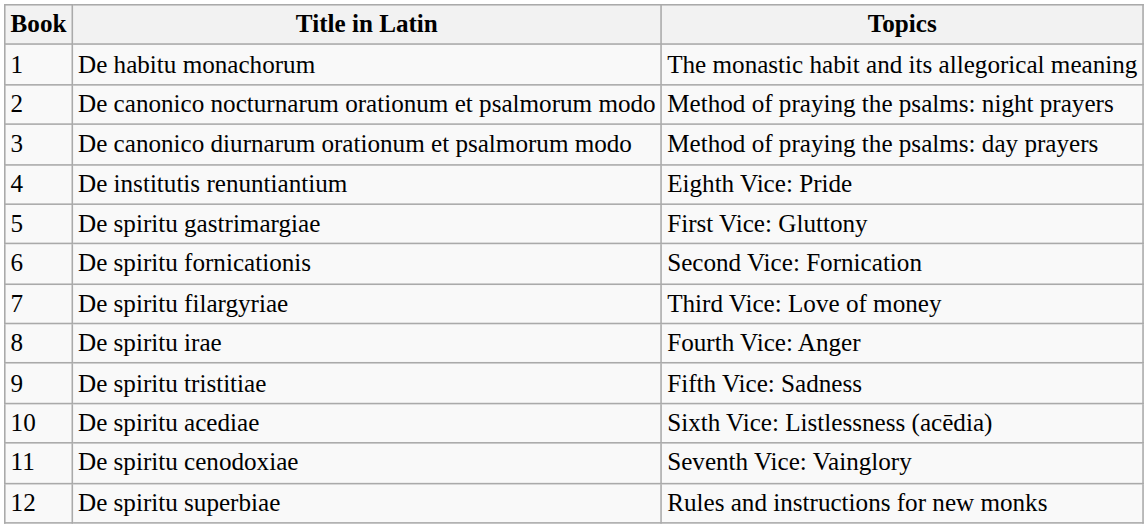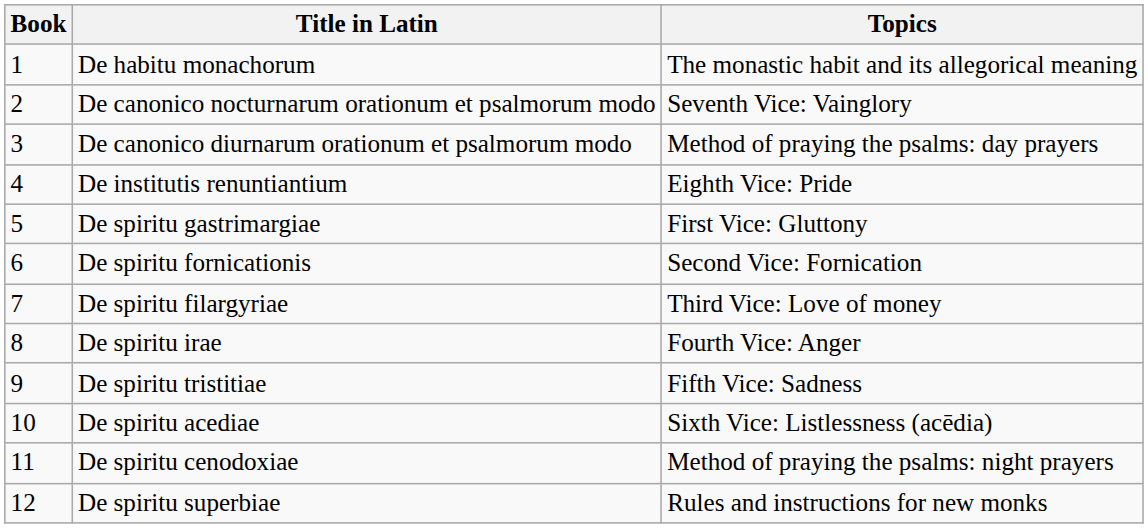(890, 104) Method of praying the psalms: night prayers -> (789, 104) Seventh Vice: Vainglory
(789, 462) Seventh Vice: Vainglory -> (890, 462) Method of praying the psalms: night prayers
